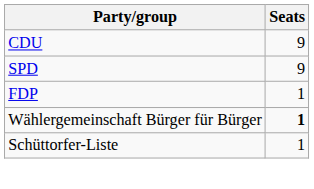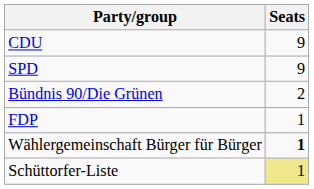+ row: (85, 94)
(301, 145) no background -> (301, 171) khaki background
